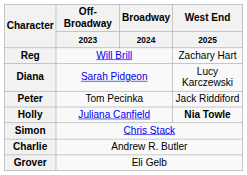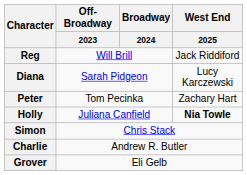(208, 55) Zachary Hart -> (208, 55) Jack Riddiford
(208, 99) Jack Riddiford -> (208, 99) Zachary Hart
